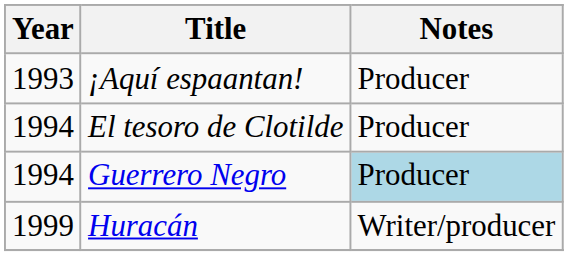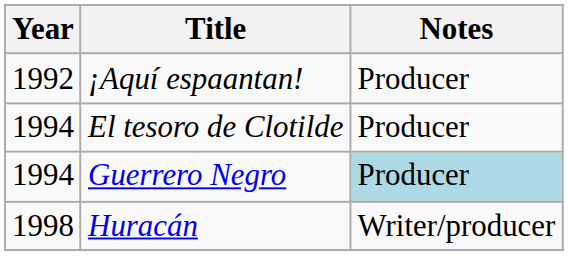(43, 77) 1993 -> (43, 77) 1992
(43, 224) 1999 -> (43, 224) 1998
